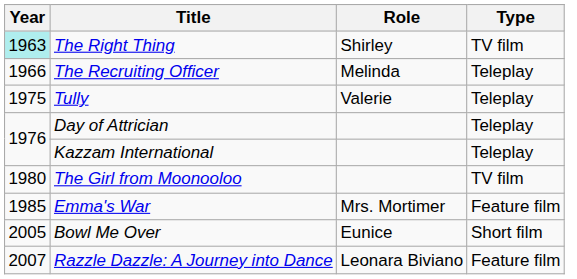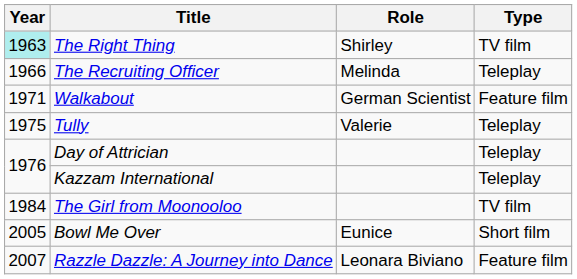+ row: (94, 98)
(27, 179) 1980 -> (27, 206) 1984
- row: (102, 206)
